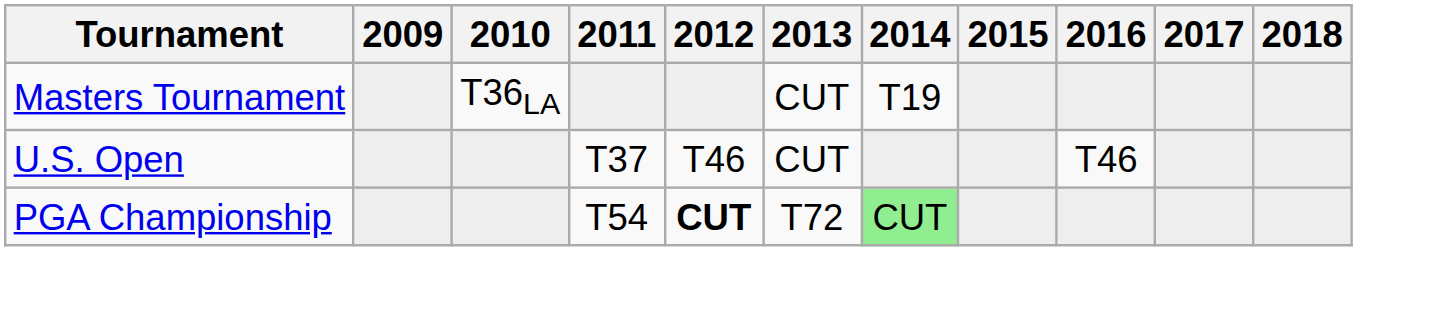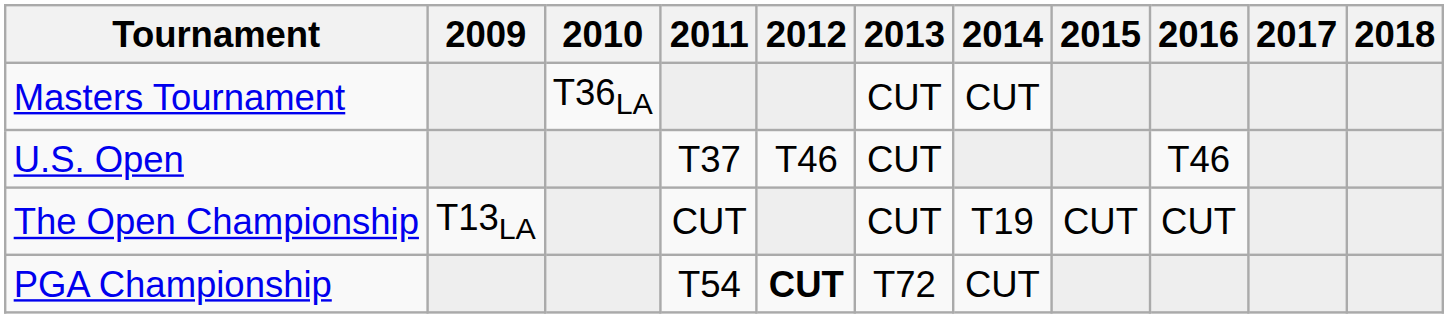(910, 97) T19 -> (1002, 97) CUT
+ row: (216, 222)
(910, 217) lightgreen background -> (1002, 285) no background
